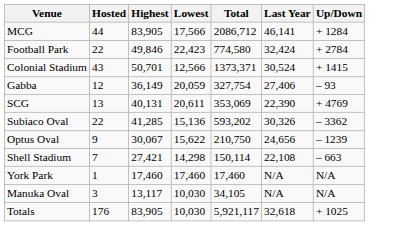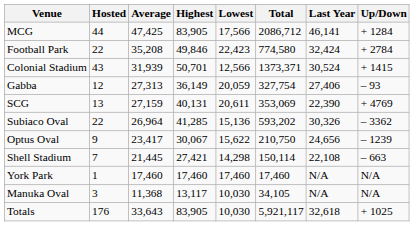+ column: (151, 13)
